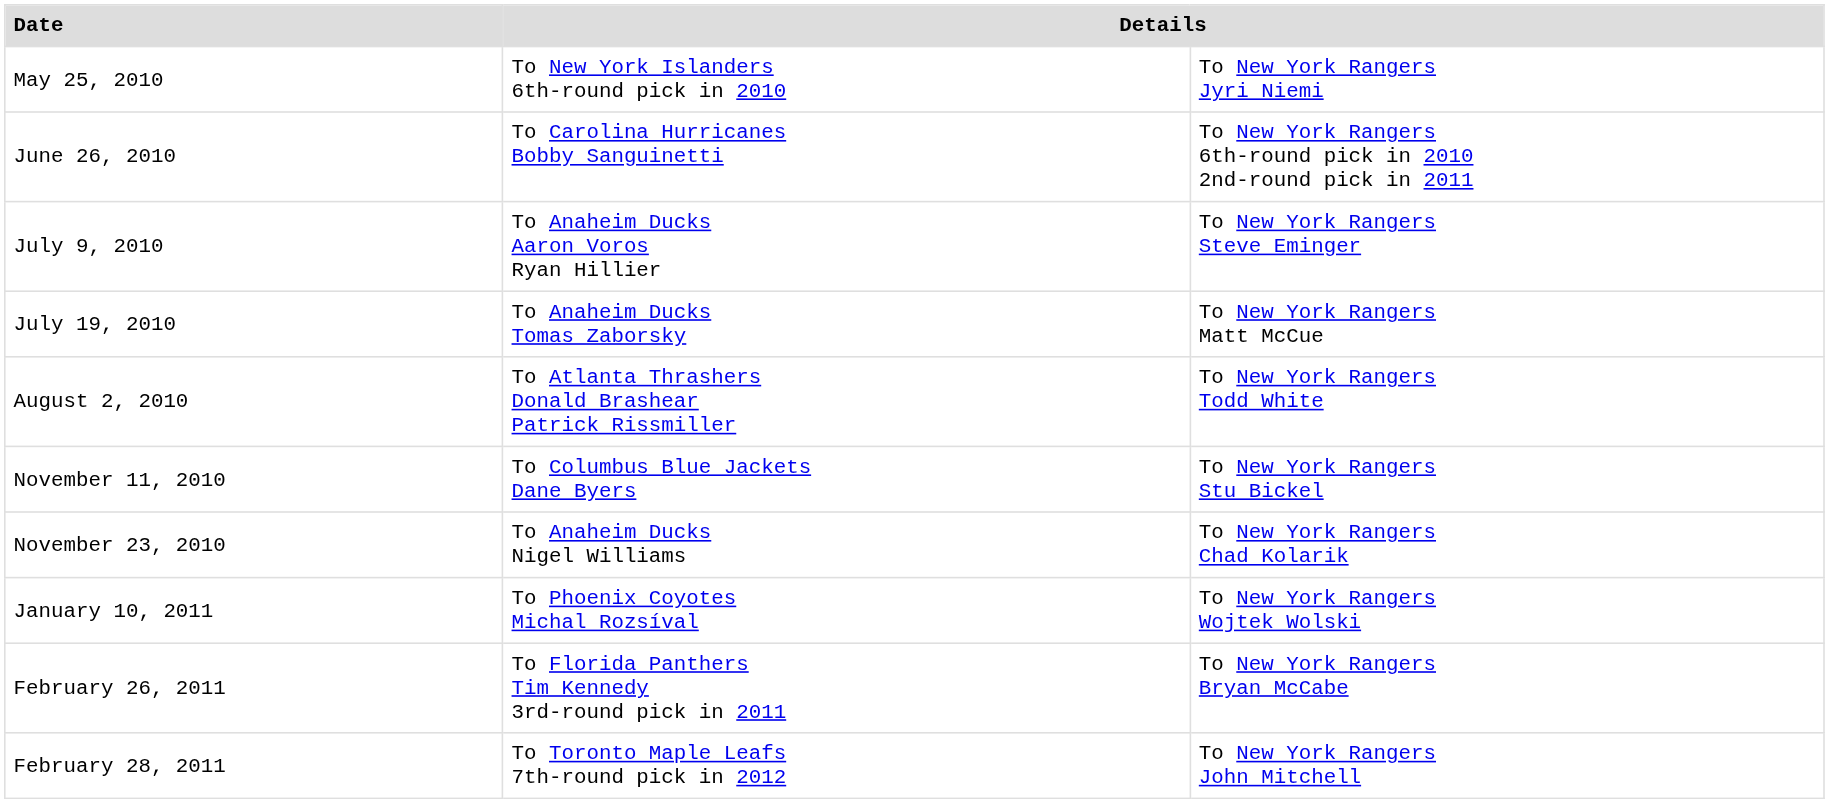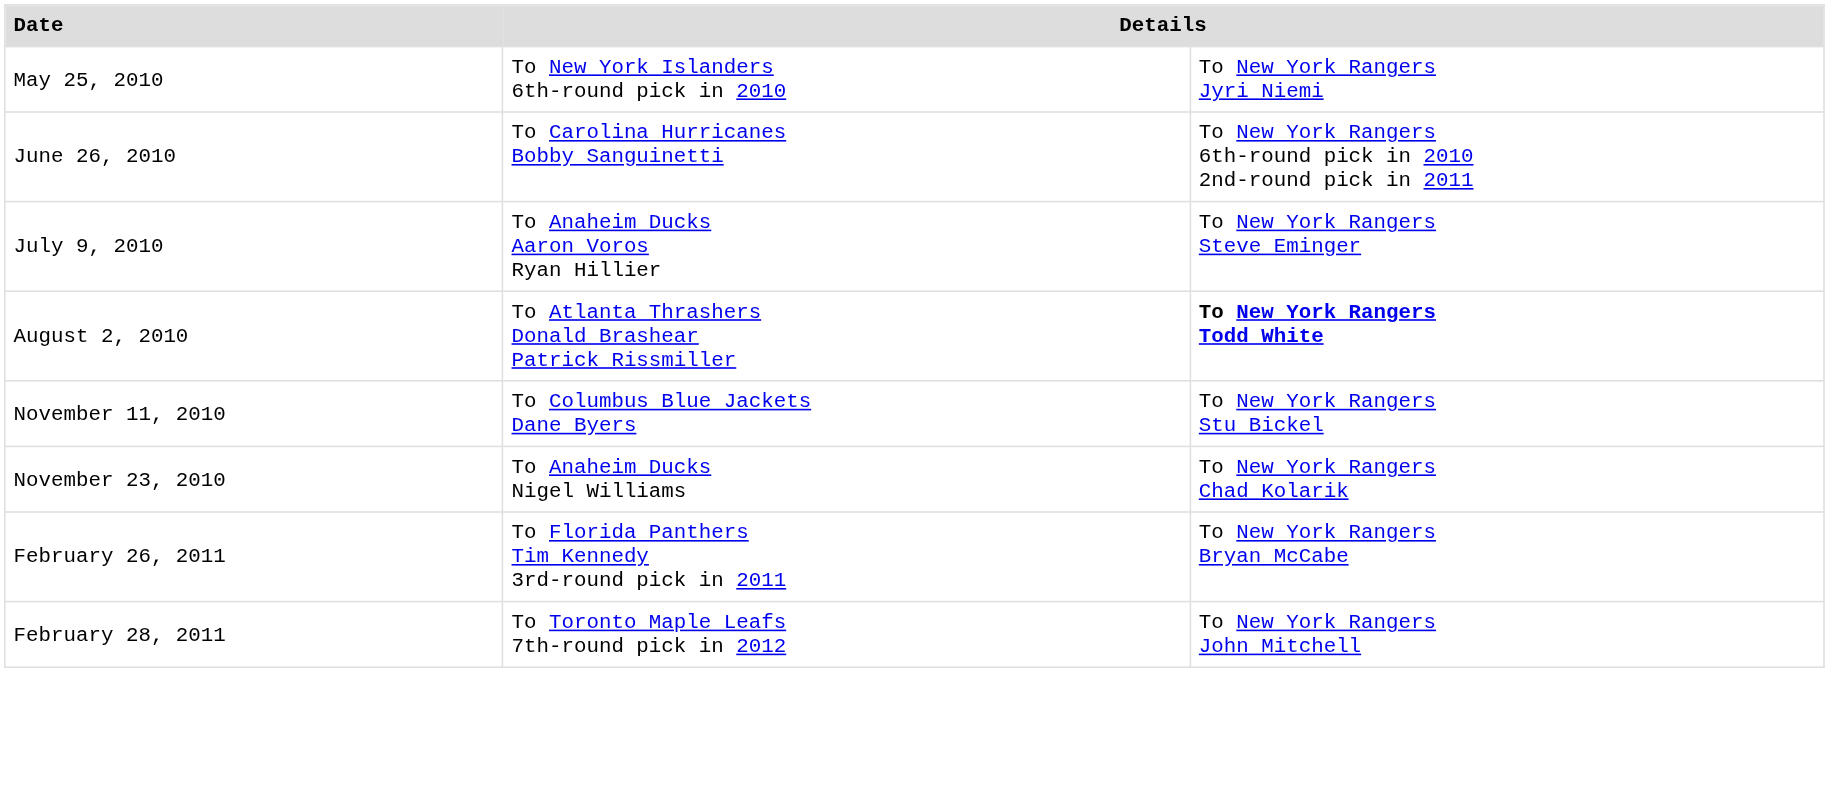- row: (95, 324)
(1317, 390) normal -> (1317, 324) bold
- row: (113, 610)
